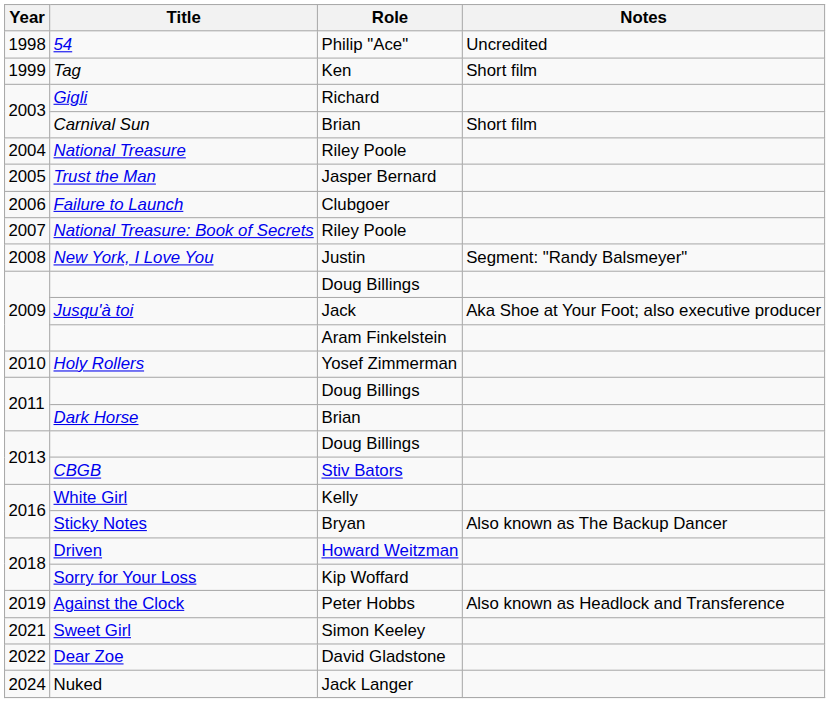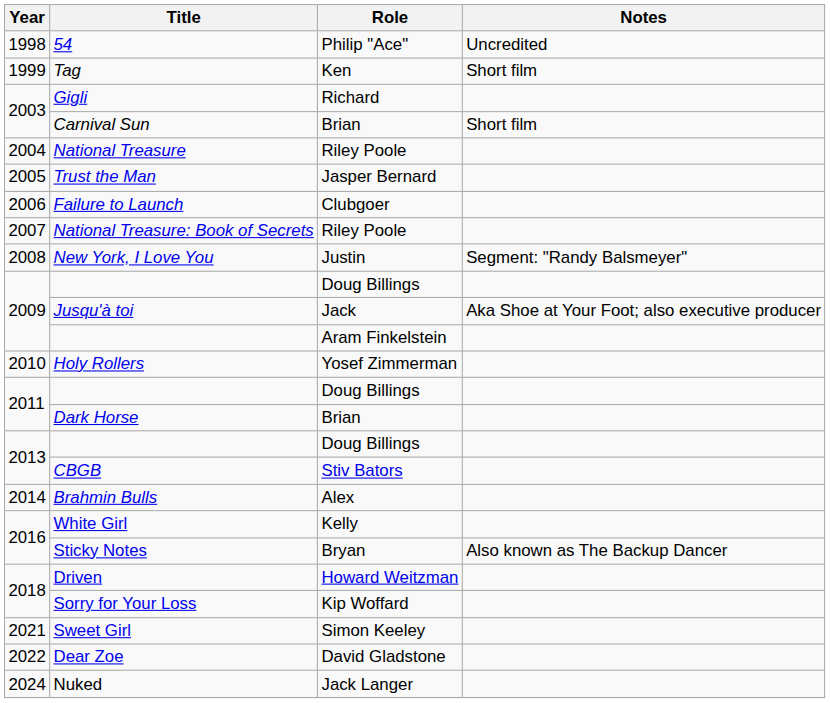+ row: (27, 497)
- row: (27, 603)
